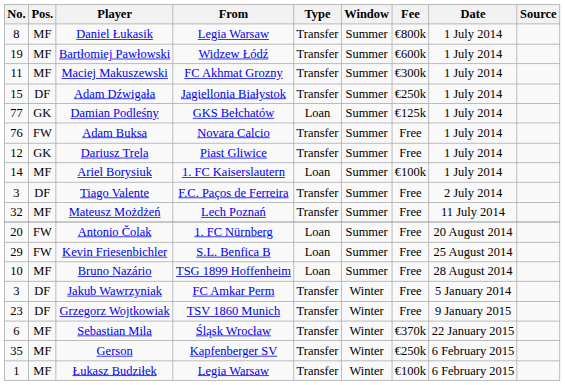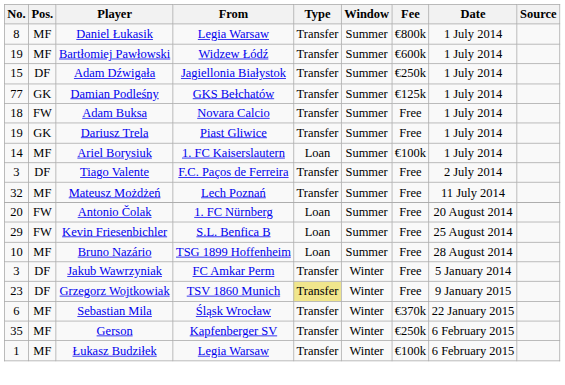- row: (115, 73)
(318, 113) Loan -> (318, 93) Transfer
(16, 133) 76 -> (16, 113) 18
(16, 152) 12 -> (16, 133) 19
(318, 311) no background -> (318, 291) khaki background
